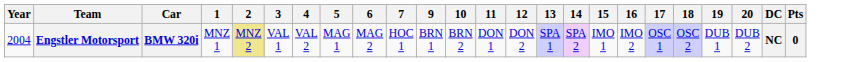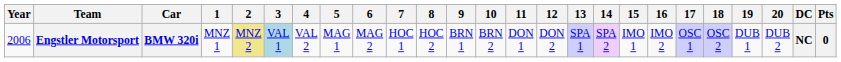+ column: (431, 13)
(19, 39) 2004 -> (19, 39) 2006
(278, 39) no background -> (278, 39) lightblue background
